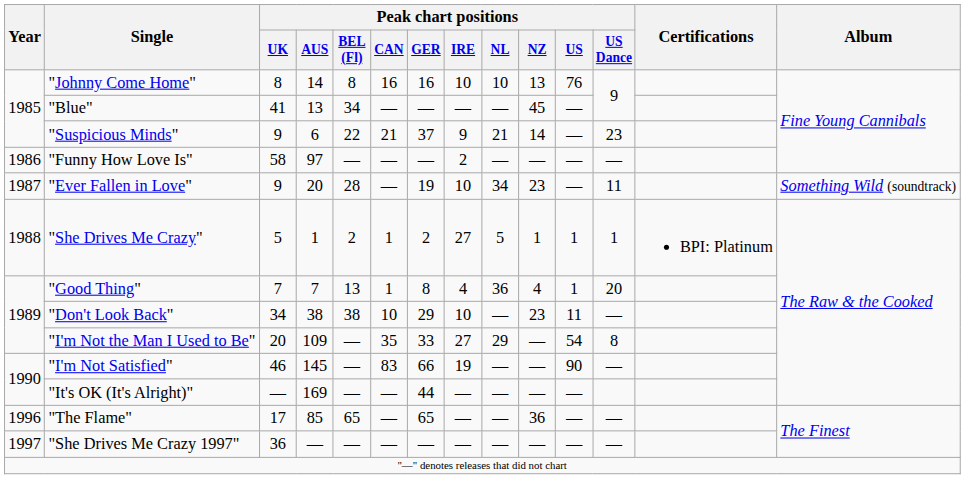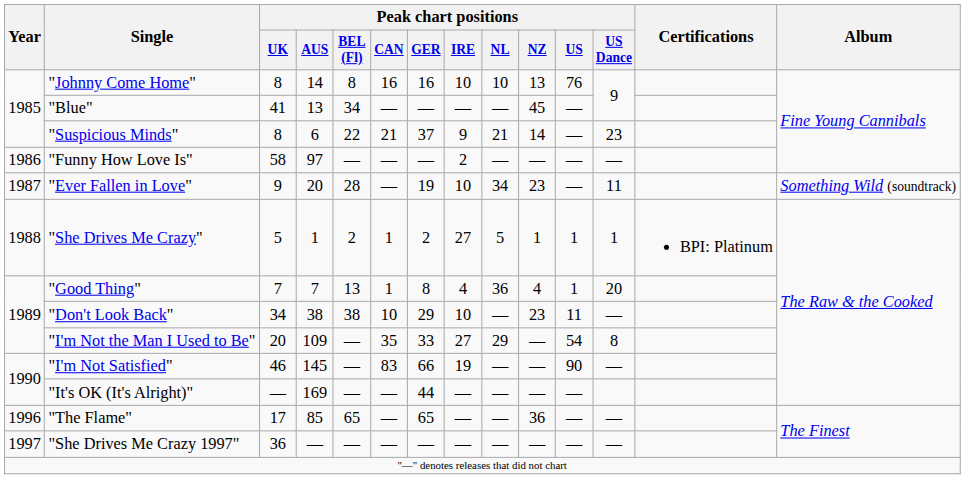(278, 134) 9 -> (278, 134) 8
